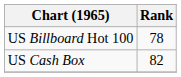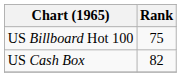(157, 38) 78 -> (157, 38) 75
